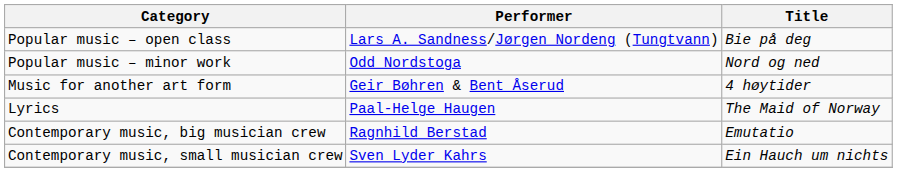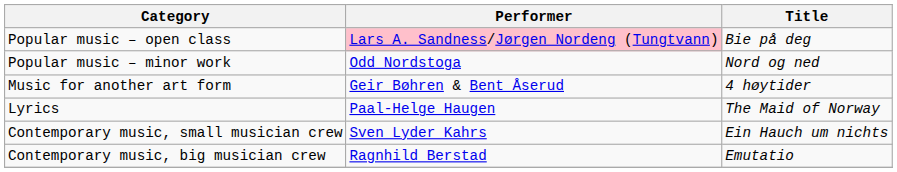(534, 40) no background -> (534, 40) pink background
rows swapped: (167, 133) <-> (175, 156)
